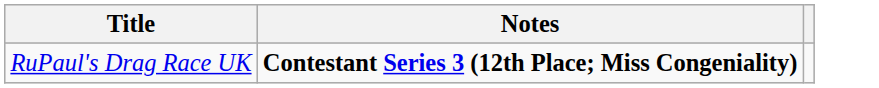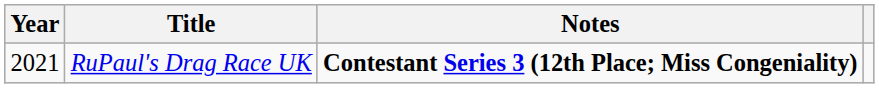+ column: (35, 23)
